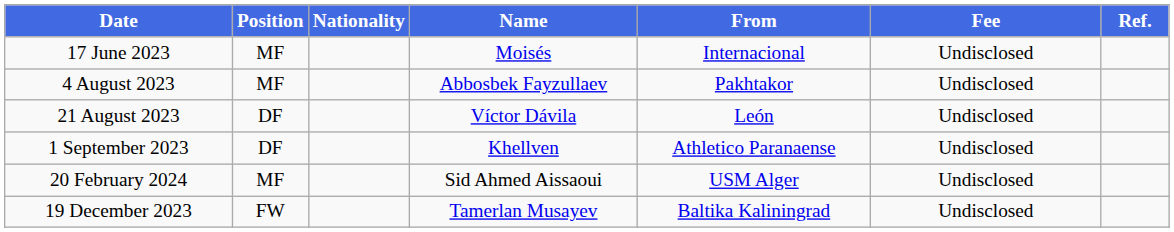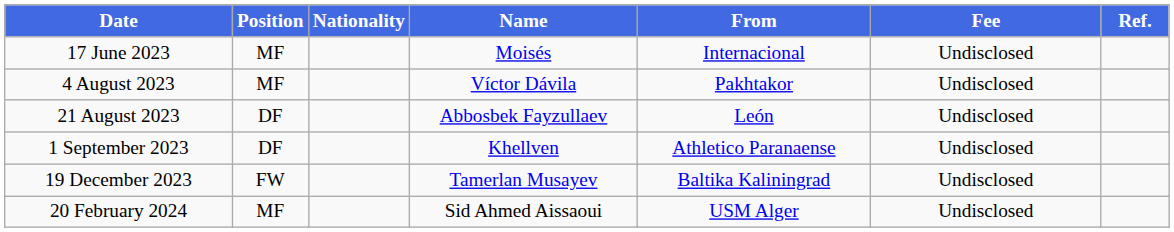(523, 84) Abbosbek Fayzullaev -> (523, 84) Víctor Dávila
(523, 116) Víctor Dávila -> (523, 116) Abbosbek Fayzullaev
rows swapped: (118, 211) <-> (118, 179)
